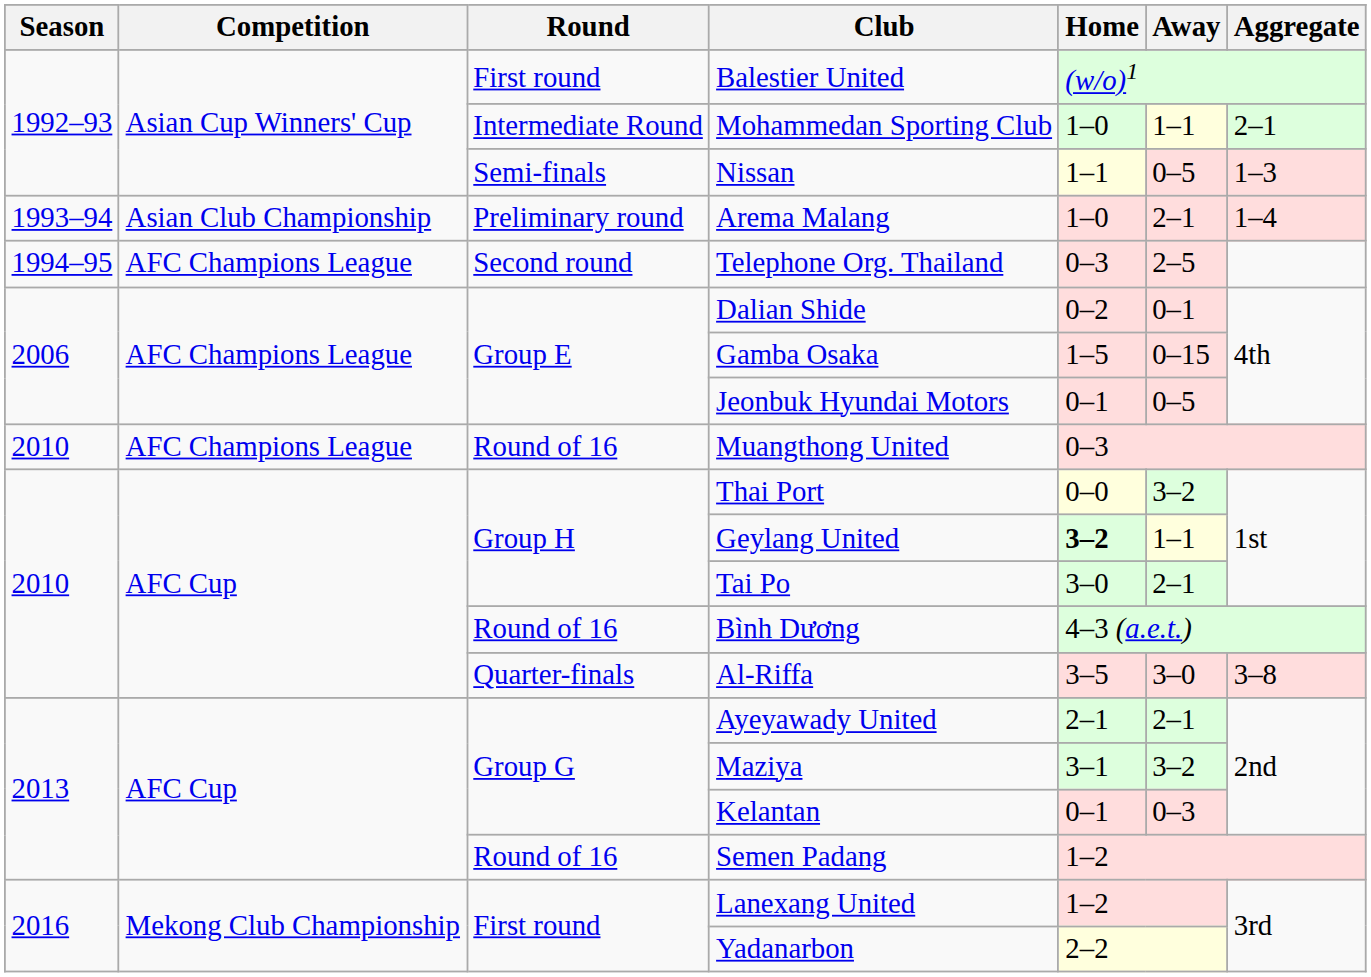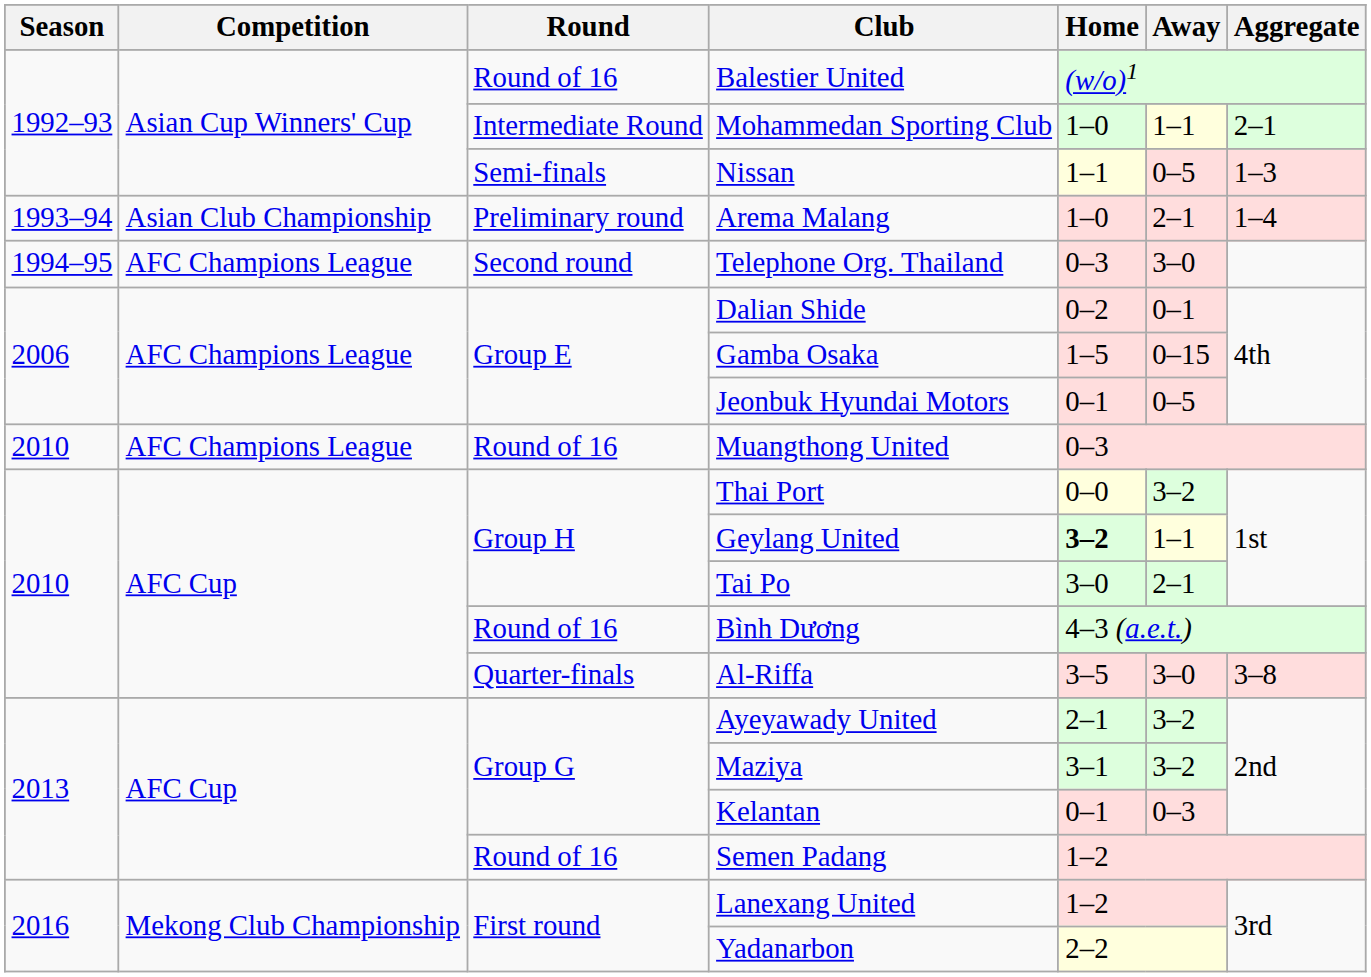(537, 76) First round -> (545, 76) Round of 16
(1174, 263) 2–5 -> (1174, 263) 3–0
(1174, 720) 2–1 -> (1174, 720) 3–2
